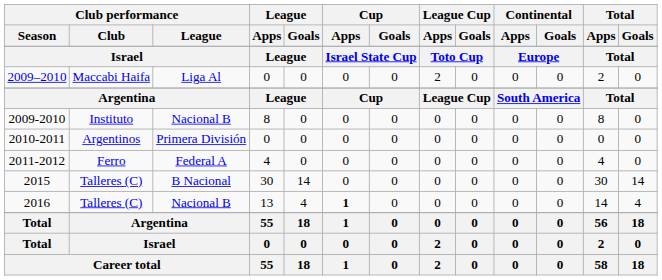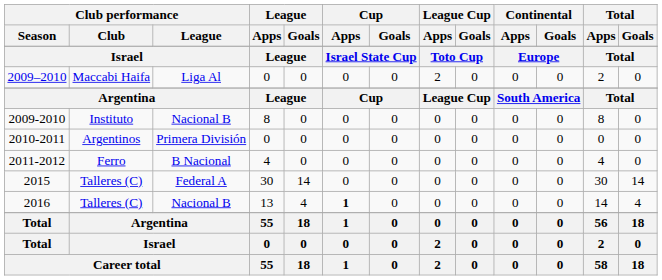(201, 160) Federal A -> (201, 160) B Nacional
(201, 181) B Nacional -> (201, 181) Federal A
